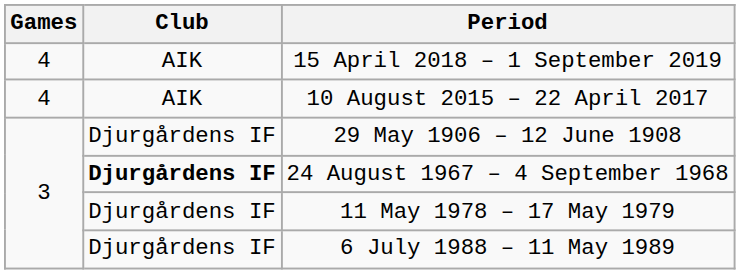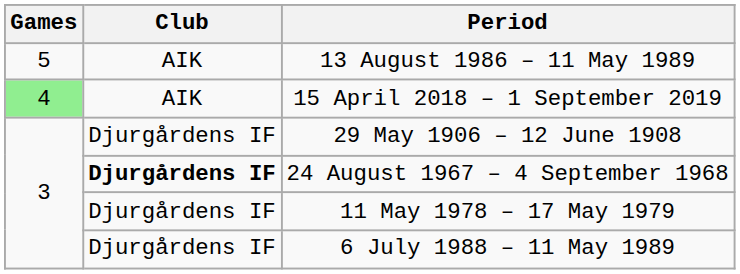+ row: (508, 61)
(44, 61) no background -> (44, 99) lightgreen background
- row: (508, 99)
